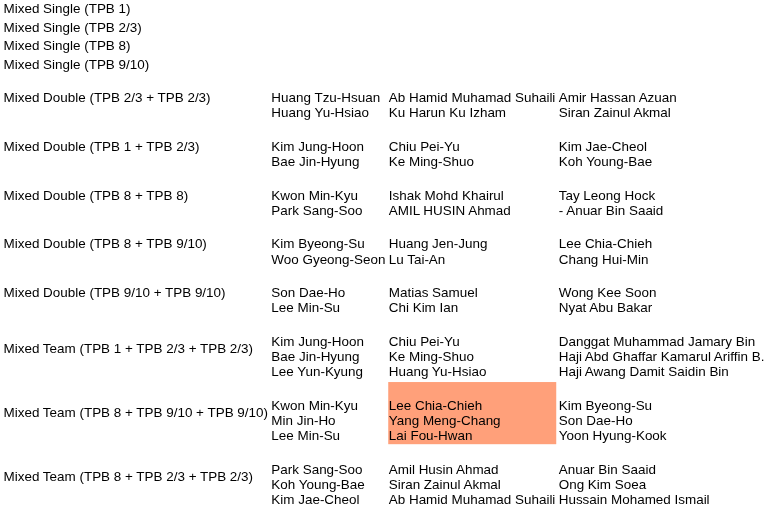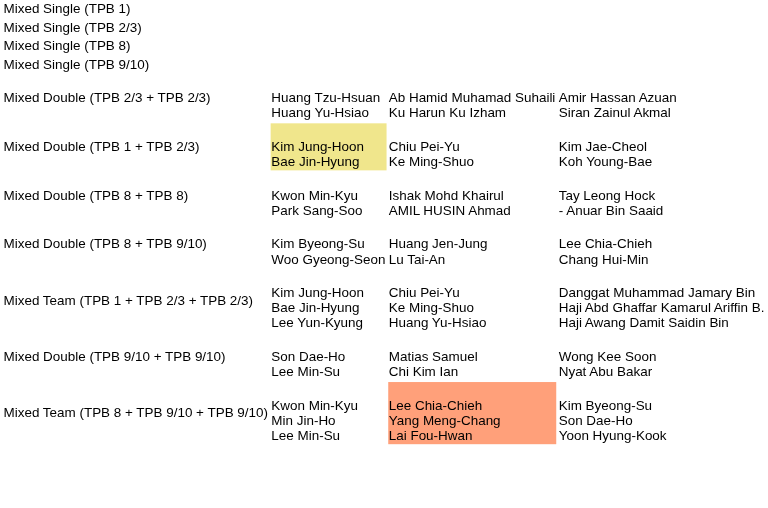(318, 154) no background -> (318, 154) khaki background
rows swapped: (115, 293) <-> (128, 349)
- row: (128, 477)
